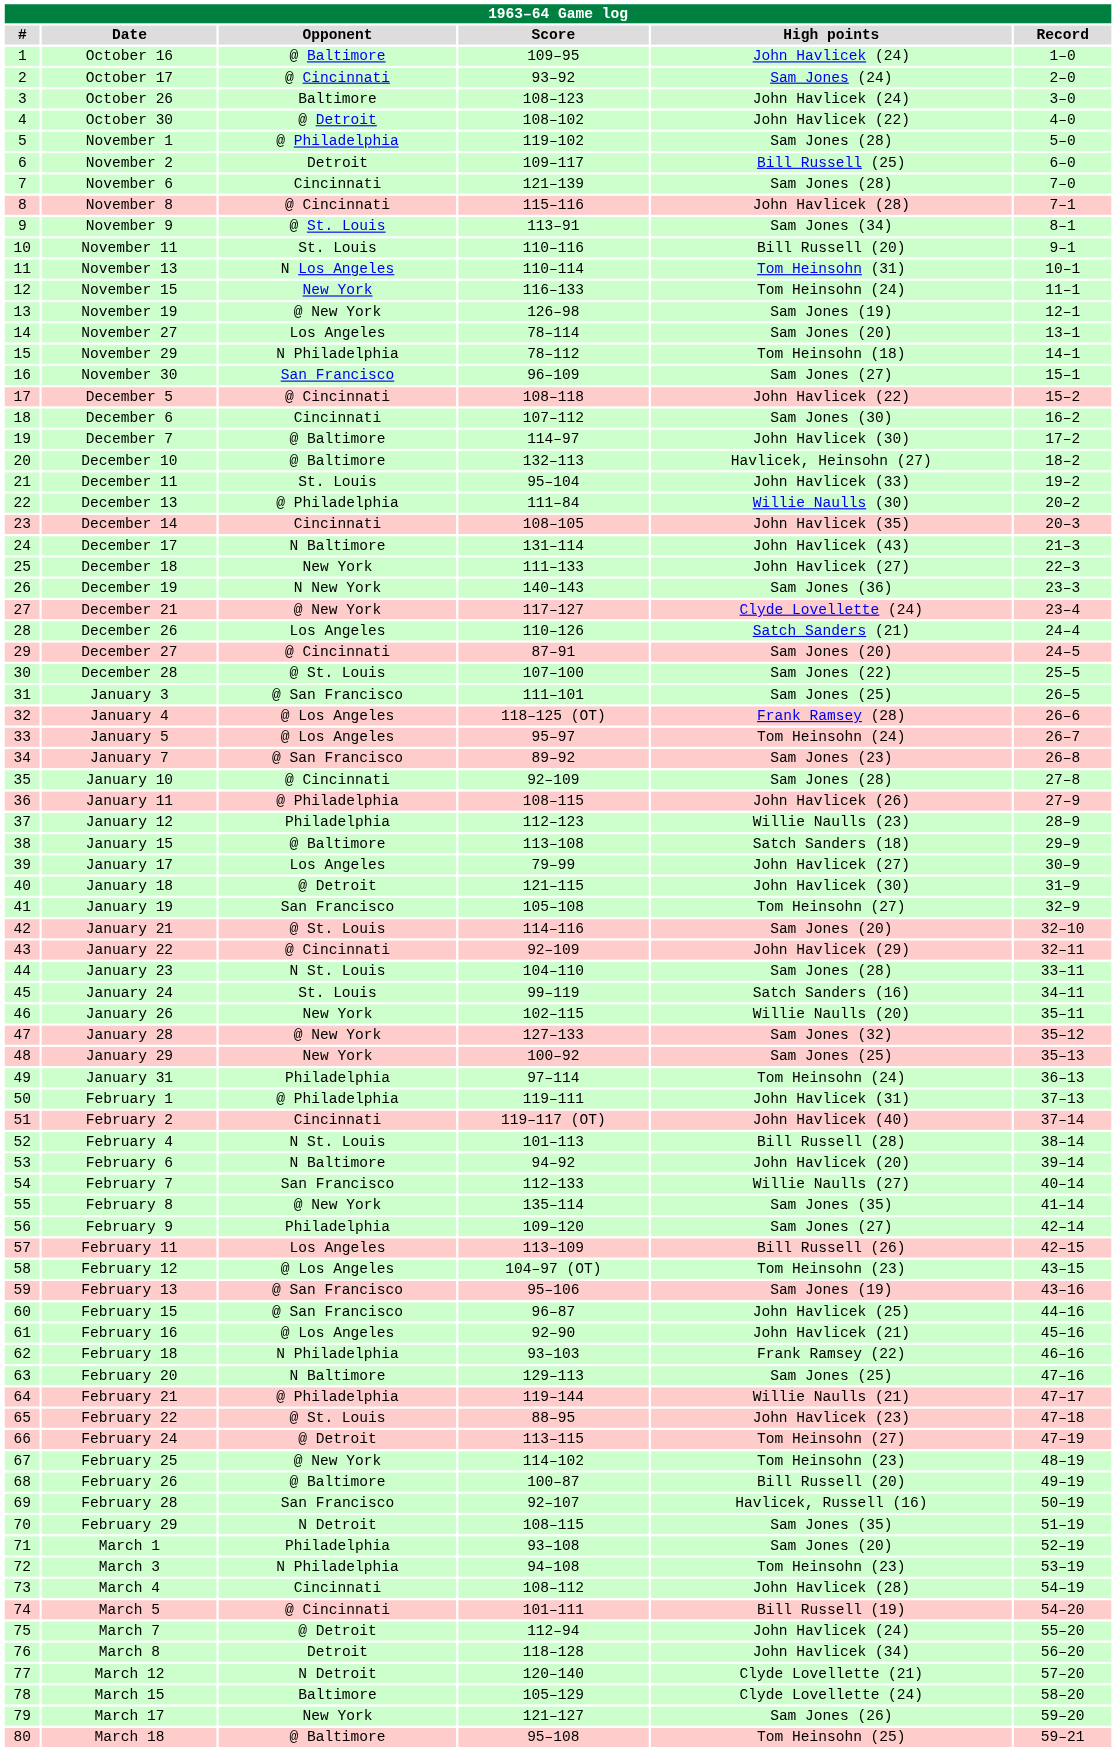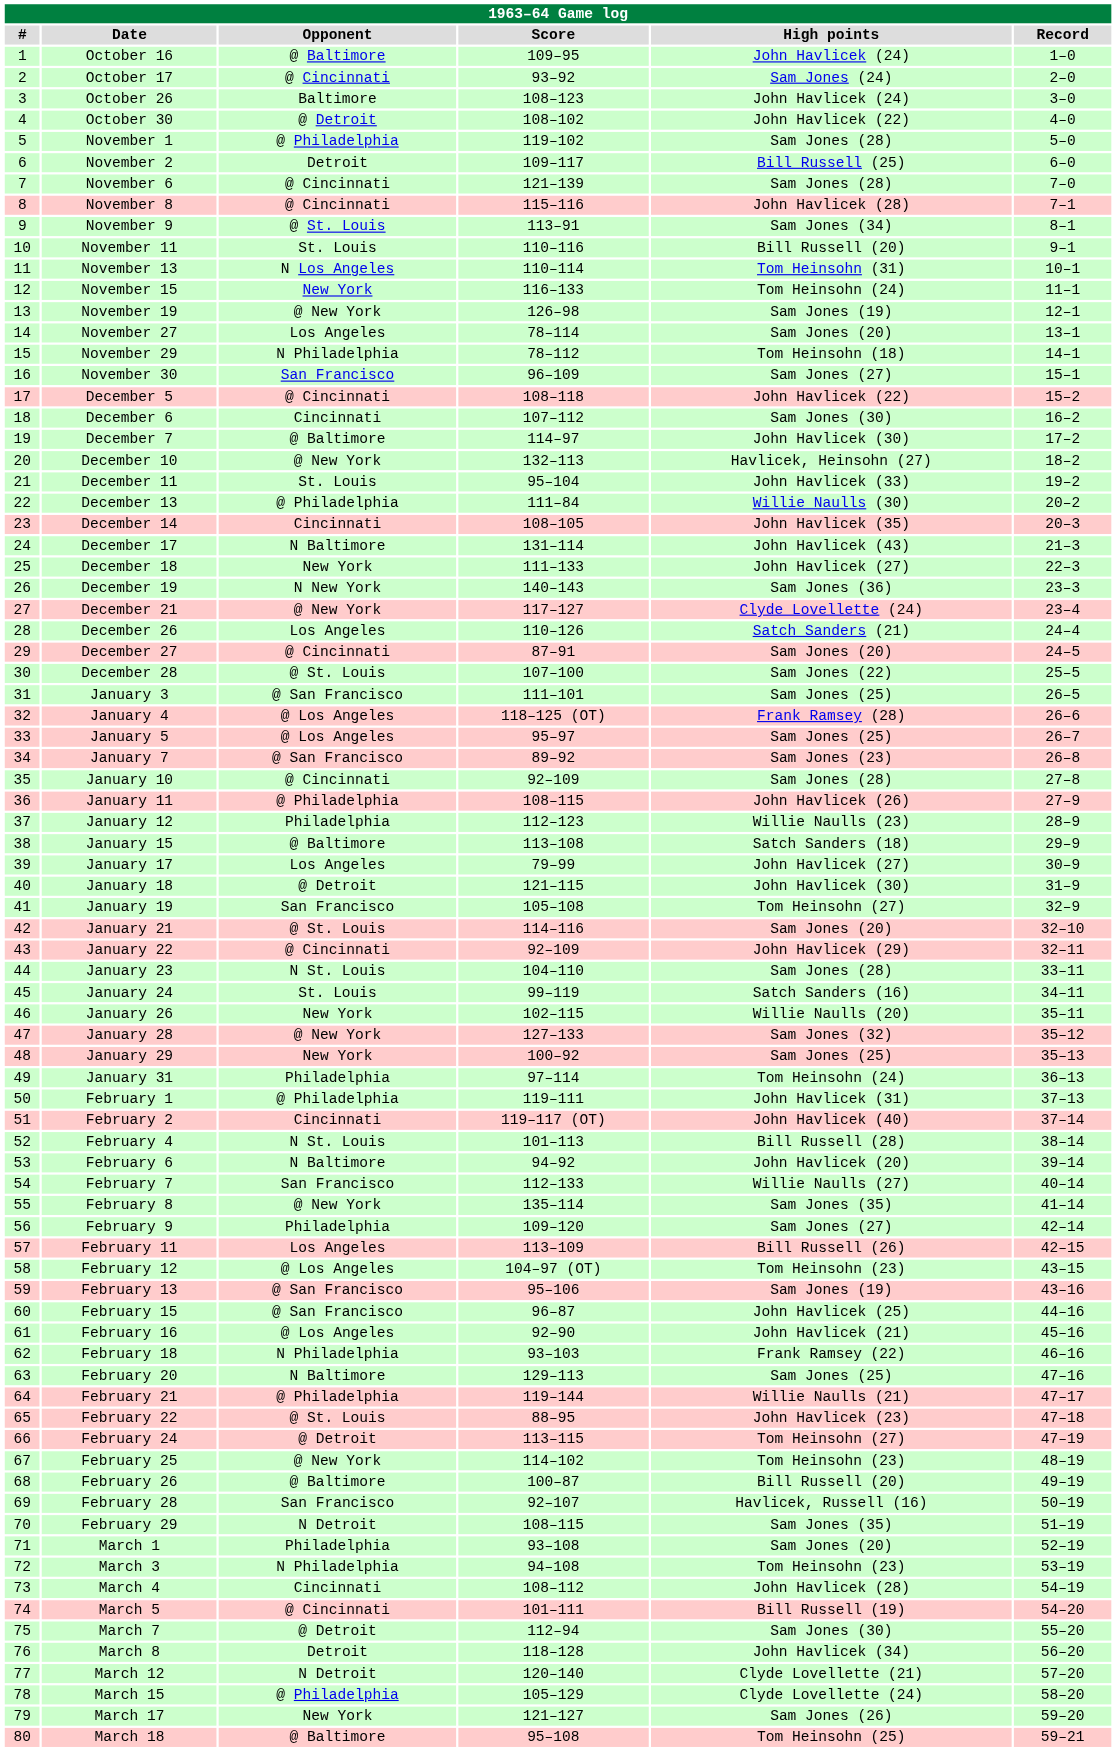(338, 184) Cincinnati -> (338, 184) @ Cincinnati
(338, 460) @ Baltimore -> (338, 460) @ New York
(831, 737) Tom Heinsohn (24) -> (831, 737) Sam Jones (25)
(831, 1631) John Havlicek (24) -> (831, 1631) Sam Jones (30)
(338, 1694) Baltimore -> (338, 1694) @ Philadelphia
